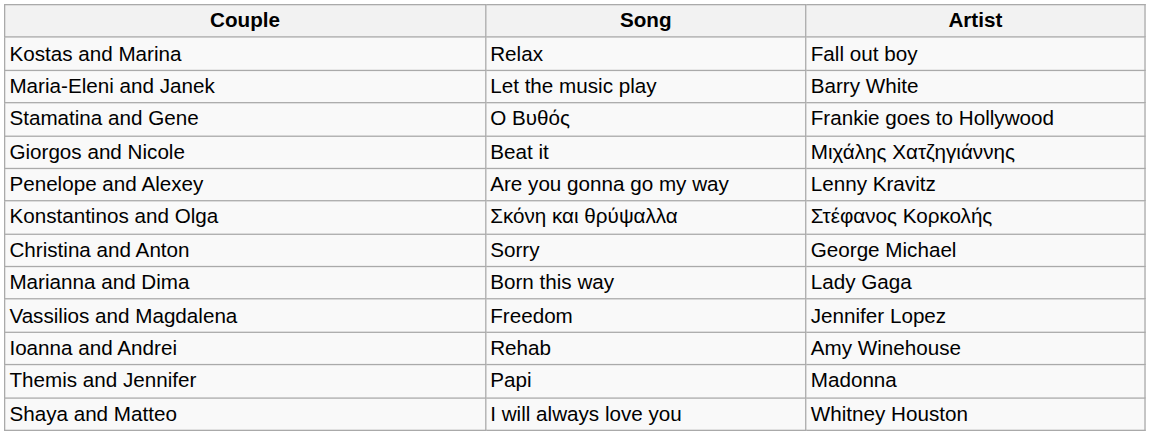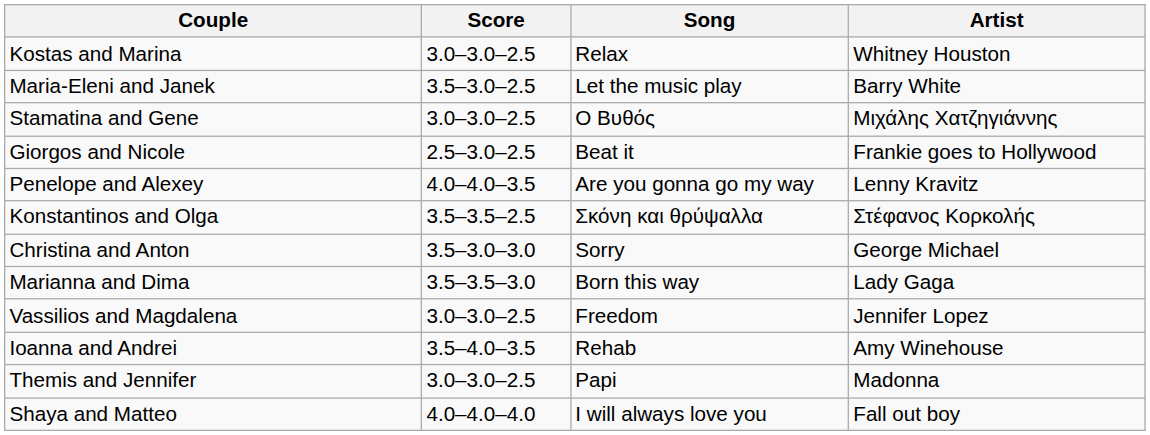+ column: (496, 20)
(864, 53) Fall out boy -> (932, 53) Whitney Houston
(932, 119) Frankie goes to Hollywood -> (955, 119) Μιχάλης Χατζηγιάννης
(913, 151) Μιχάλης Χατζηγιάννης -> (975, 151) Frankie goes to Hollywood
(889, 413) Whitney Houston -> (907, 413) Fall out boy
